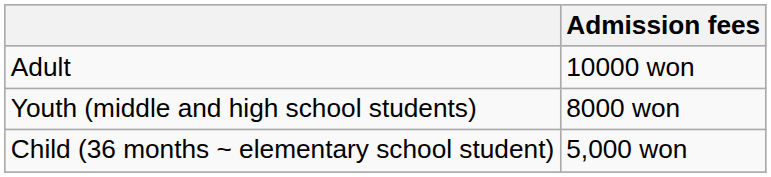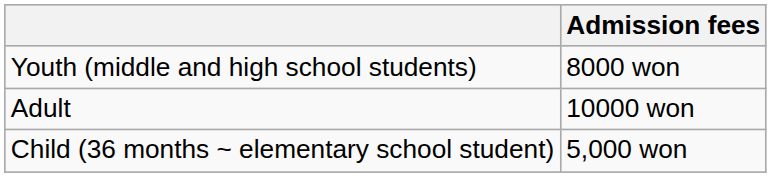rows swapped: (41, 66) <-> (244, 108)
